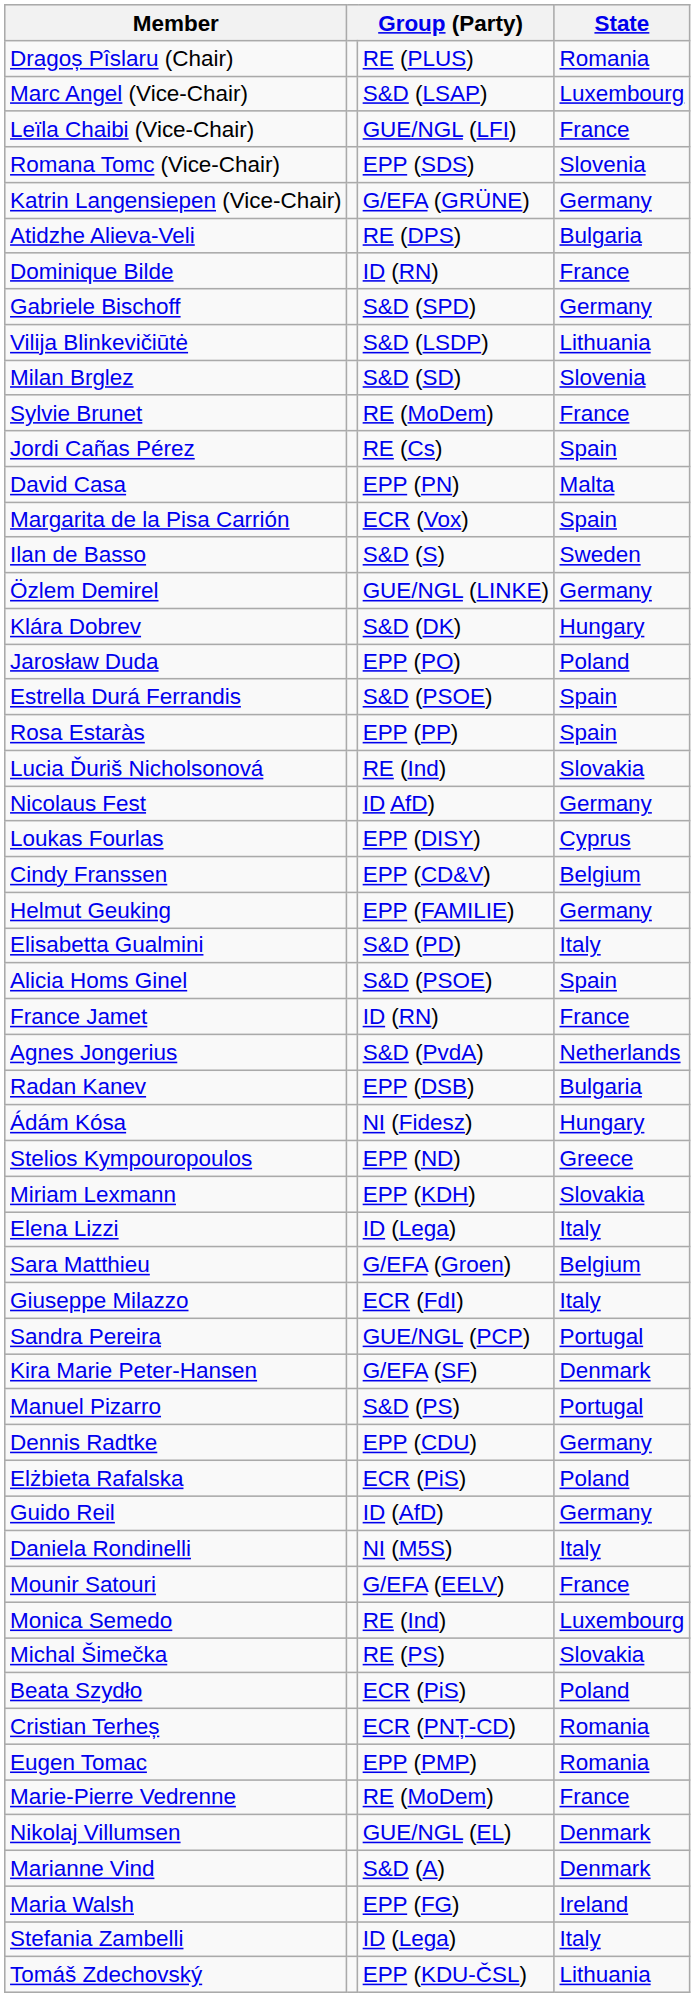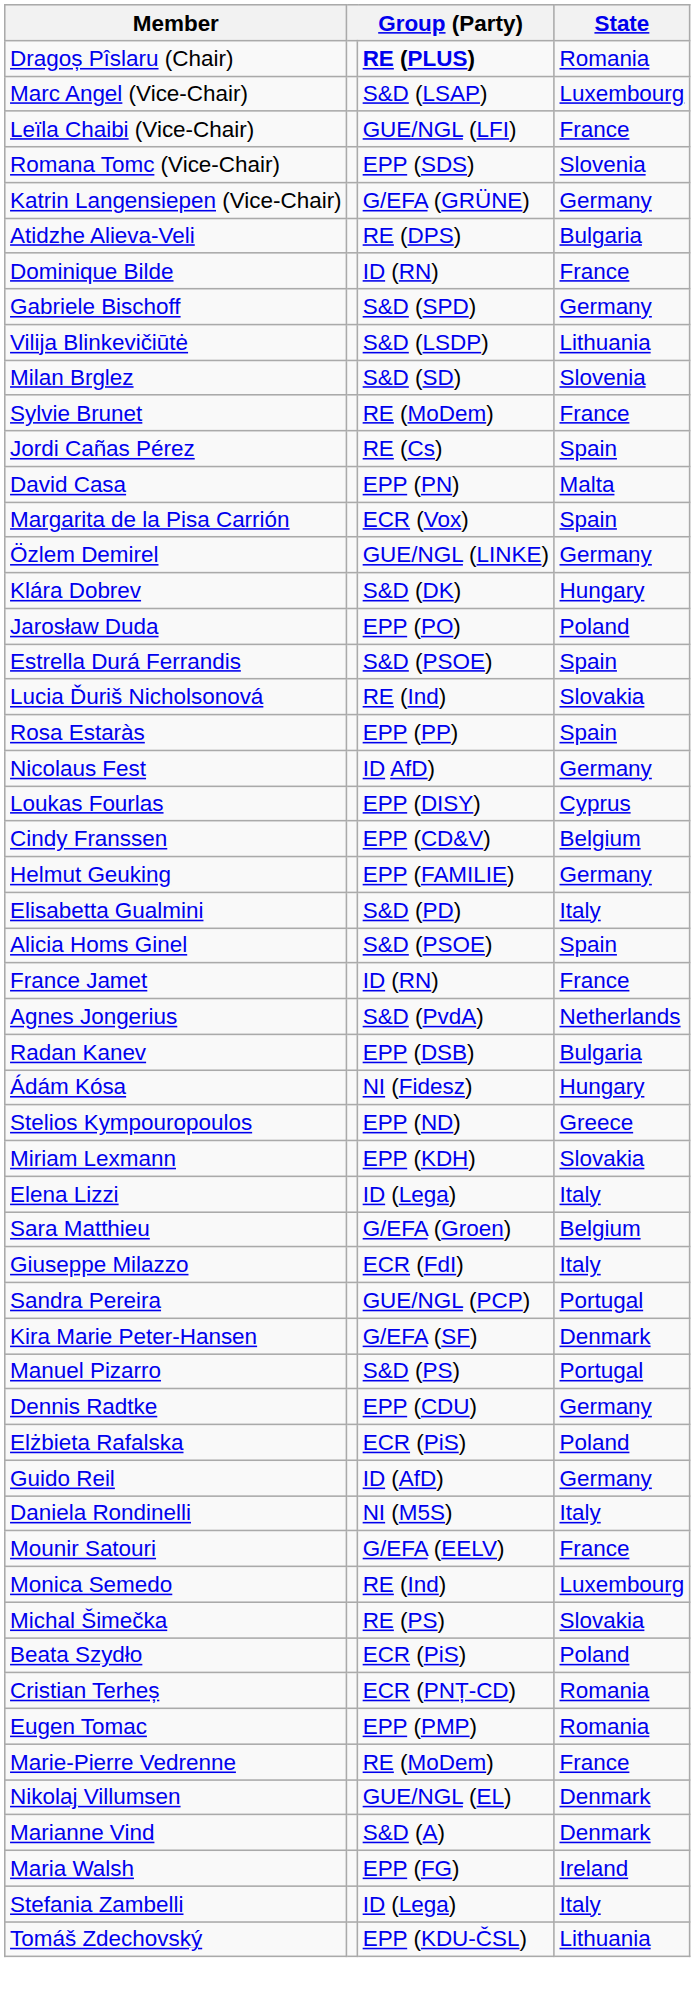(418, 58) normal -> (419, 58) bold
- row: (78, 555)
rows swapped: (137, 768) <-> (77, 733)
